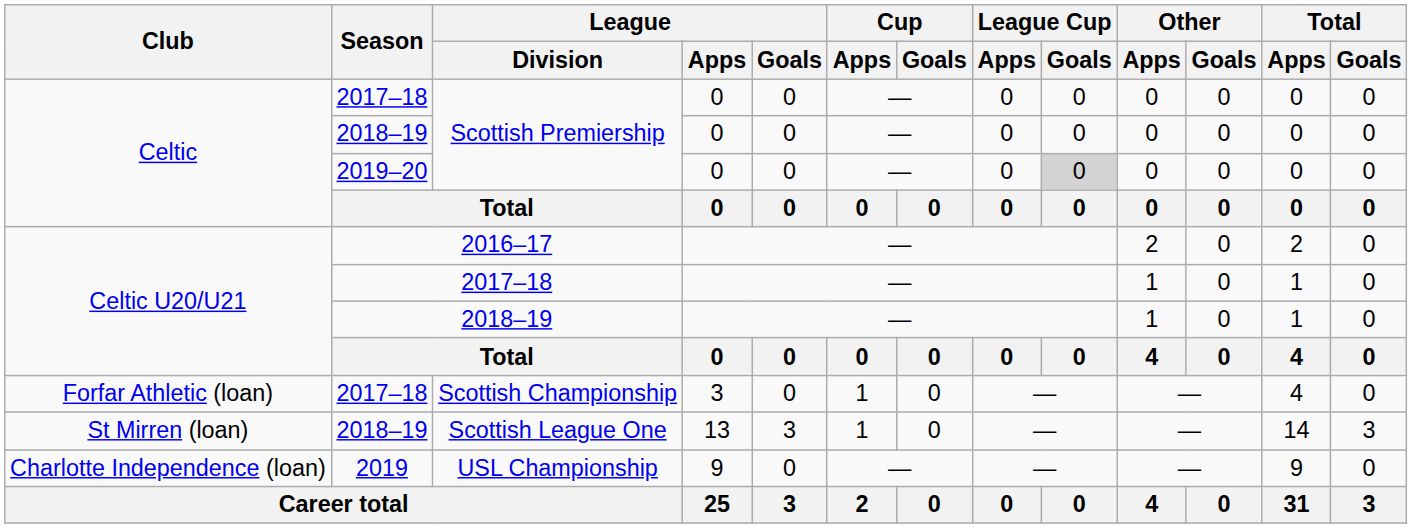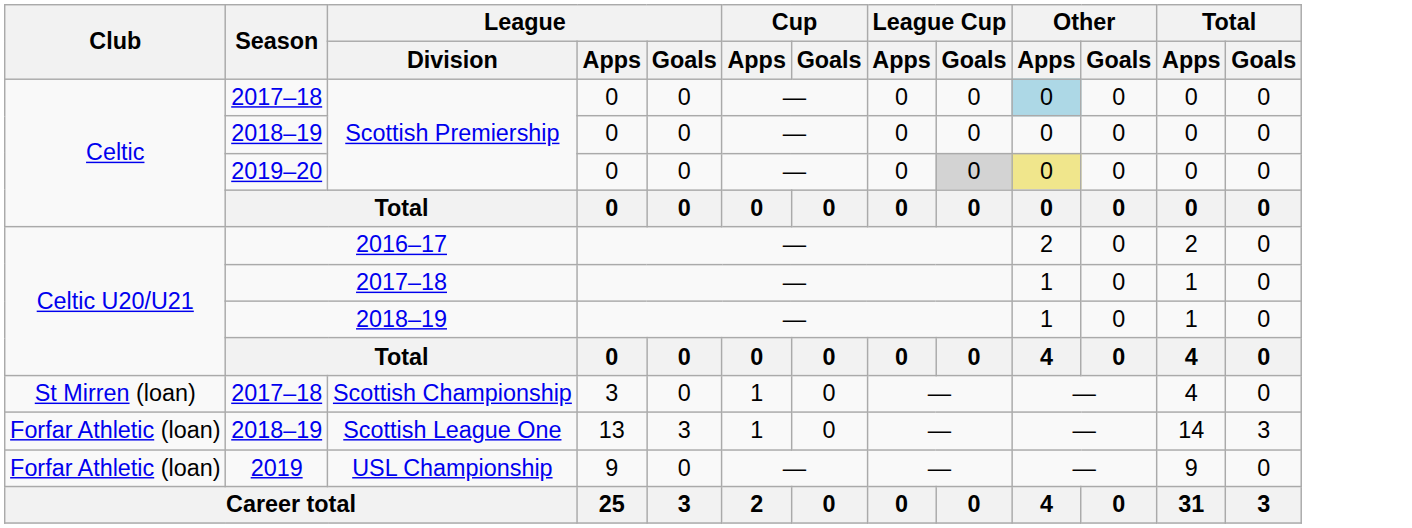(1152, 97) no background -> (1046, 97) lightblue background
(1152, 171) no background -> (1046, 171) khaki background
(168, 393) Forfar Athletic (loan) -> (115, 393) St Mirren (loan)
(168, 430) St Mirren (loan) -> (115, 430) Forfar Athletic (loan)
(168, 467) Charlotte Independence (loan) -> (115, 467) Forfar Athletic (loan)
